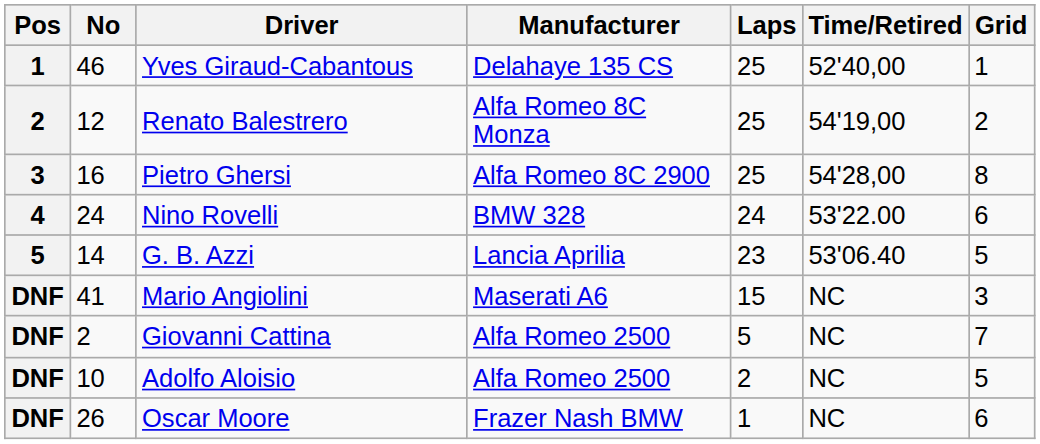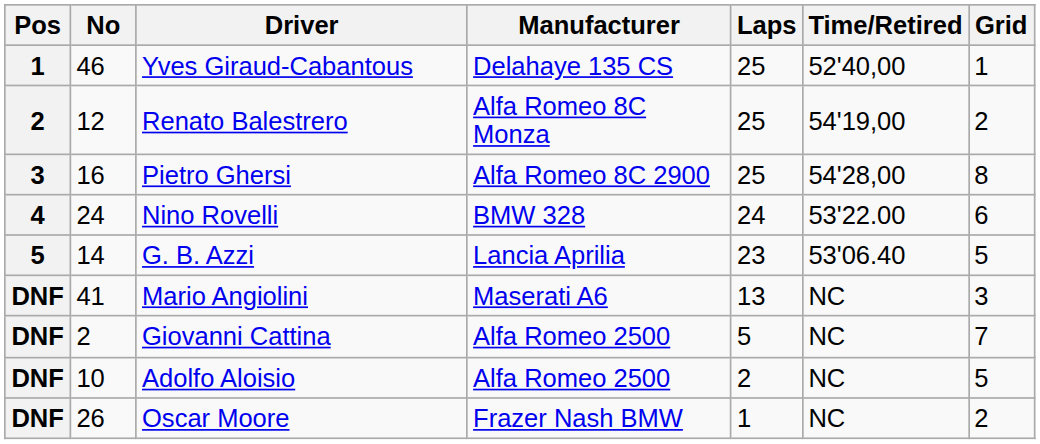(751, 296) 15 -> (751, 296) 13
(981, 418) 6 -> (981, 418) 2
